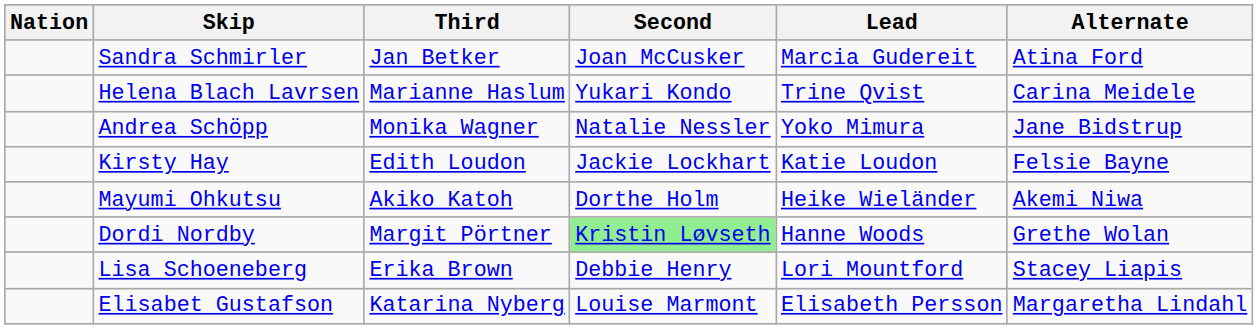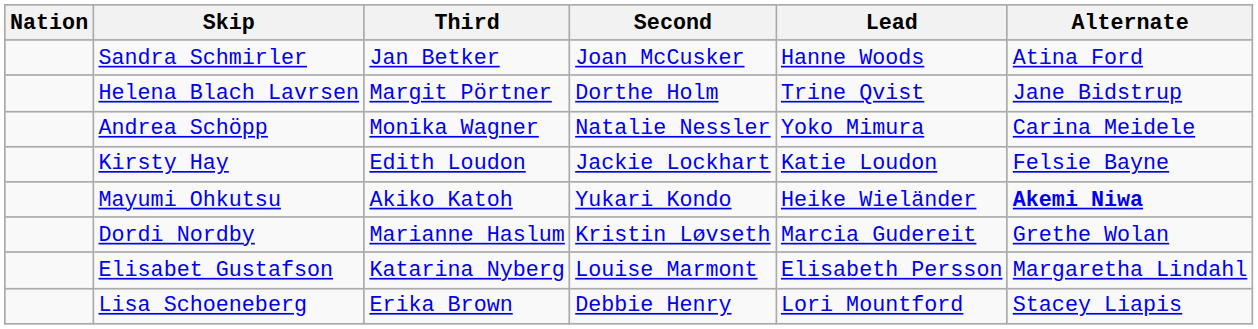(879, 58) Marcia Gudereit -> (853, 58) Hanne Woods
(467, 93) Marianne Haslum -> (461, 93) Margit Pörtner
(653, 93) Yukari Kondo -> (647, 93) Dorthe Holm
(1104, 93) Carina Meidele -> (1097, 93) Jane Bidstrup
(1097, 129) Jane Bidstrup -> (1104, 129) Carina Meidele
(647, 199) Dorthe Holm -> (653, 199) Yukari Kondo
(1078, 199) normal -> (1078, 199) bold
(461, 235) Margit Pörtner -> (467, 235) Marianne Haslum
(673, 235) lightgreen background -> (673, 235) no background
(853, 235) Hanne Woods -> (879, 235) Marcia Gudereit
rows swapped: (216, 306) <-> (203, 270)
